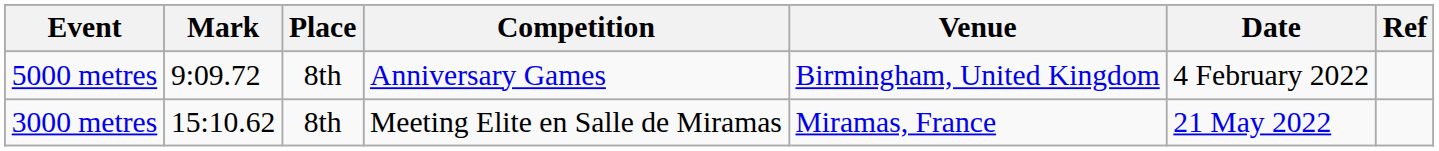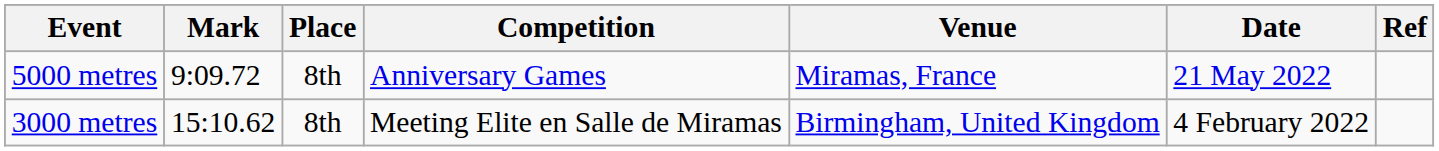(978, 74) Birmingham, United Kingdom -> (896, 74) Miramas, France
(1271, 74) 4 February 2022 -> (1252, 74) 21 May 2022
(896, 121) Miramas, France -> (978, 121) Birmingham, United Kingdom
(1252, 121) 21 May 2022 -> (1271, 121) 4 February 2022
